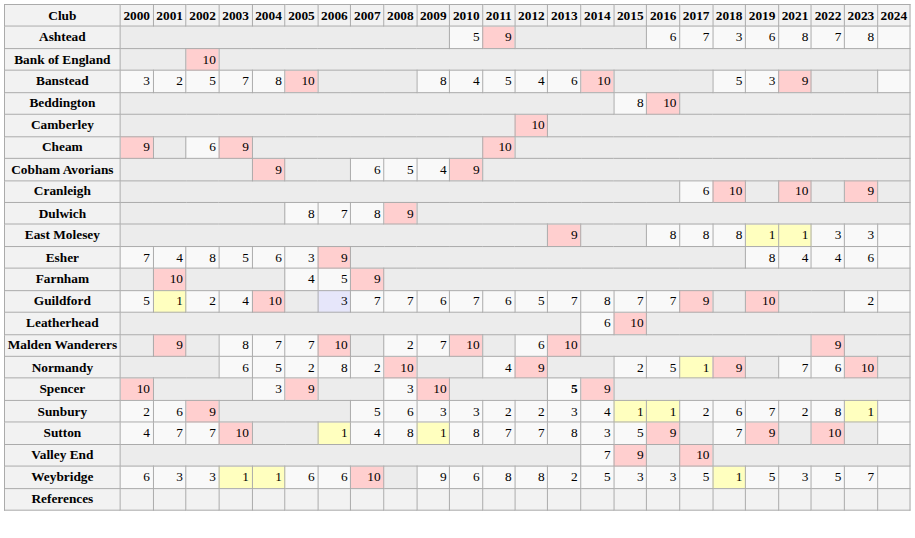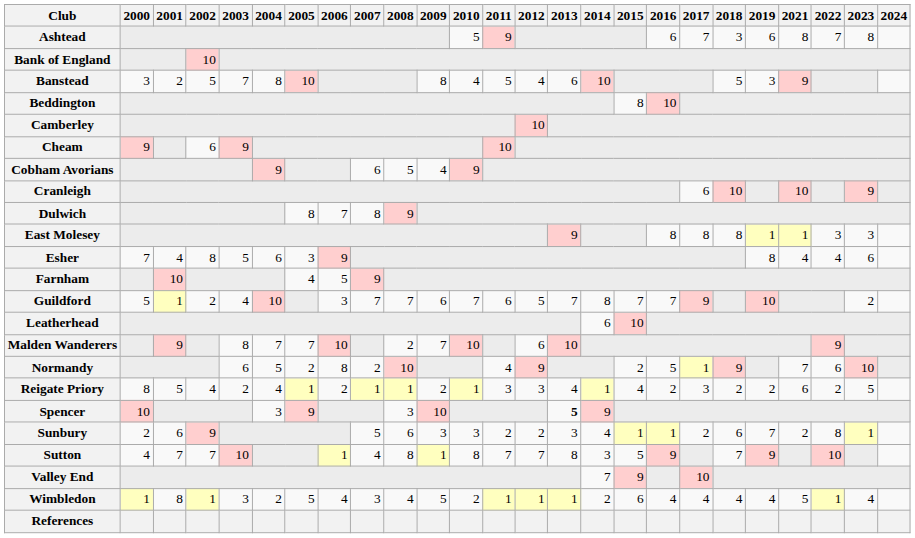(344, 300) lavender background -> (344, 300) no background
+ row: (62, 388)
- row: (62, 476)
+ row: (62, 498)
